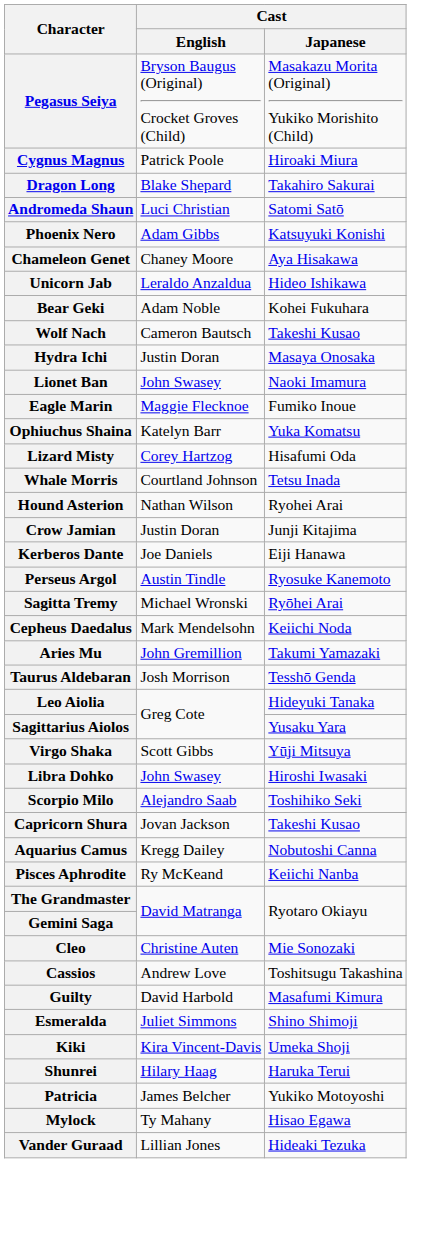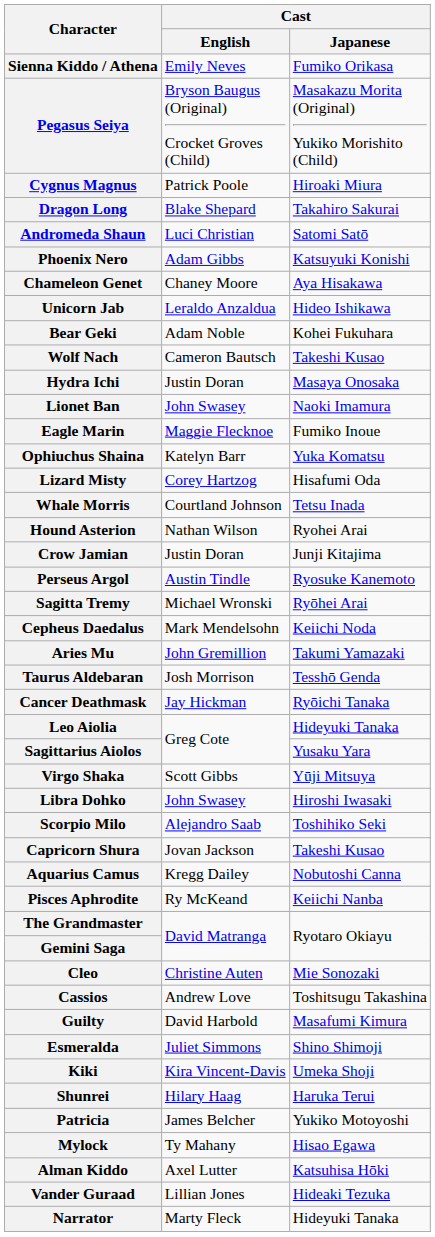+ row: (83, 66)
- row: (71, 554)
+ row: (83, 701)
+ row: (83, 1169)
+ row: (83, 1218)
